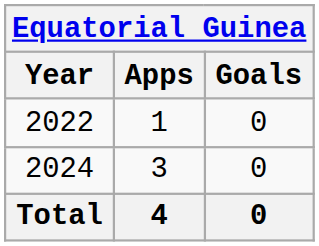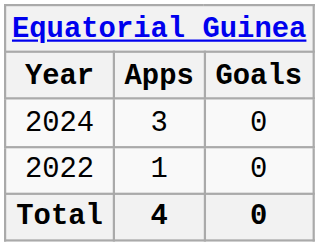rows swapped: (60, 123) <-> (60, 170)
